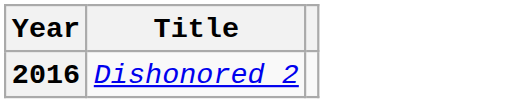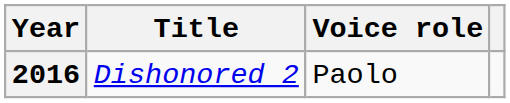+ column: (398, 28)
